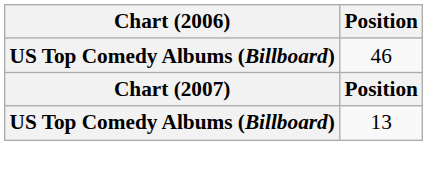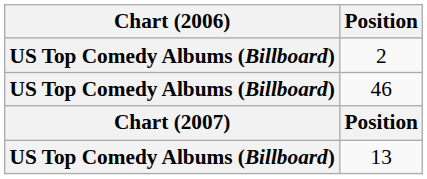+ row: (381, 55)
